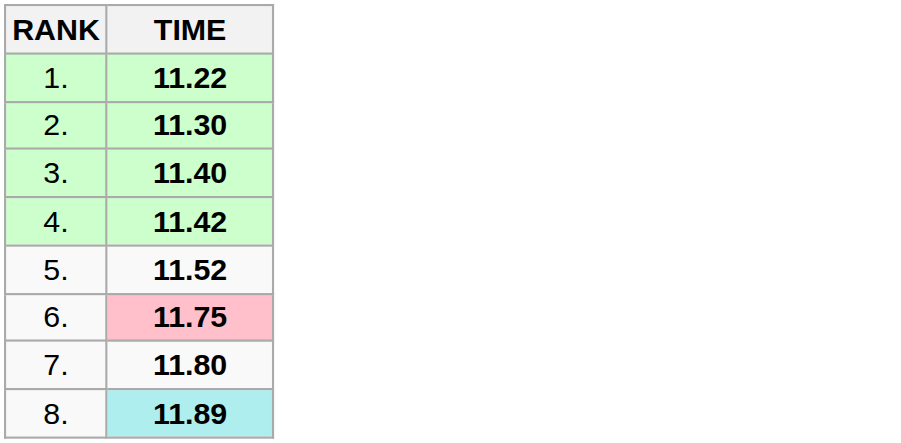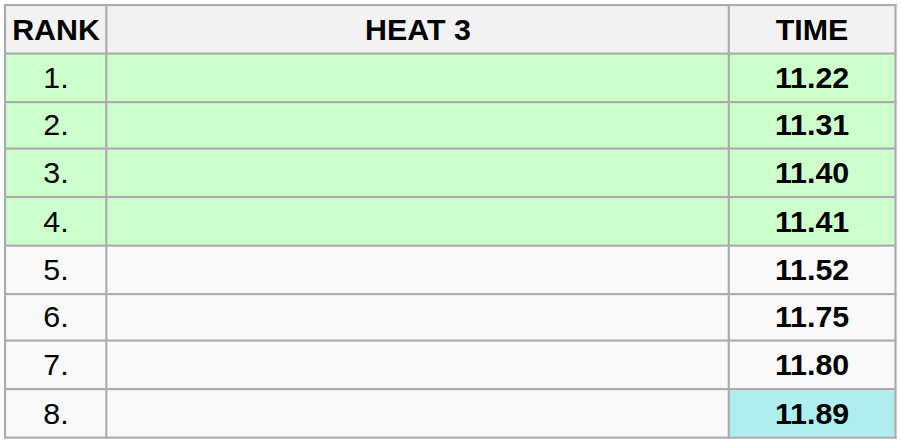+ column: (418, 29)
(190, 125) 11.30 -> (812, 125) 11.31
(190, 221) 11.42 -> (812, 221) 11.41
(190, 317) pink background -> (812, 317) no background
